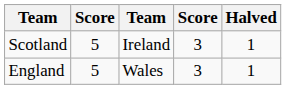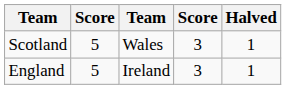(146, 44) Ireland -> (143, 44) Wales
(143, 71) Wales -> (146, 71) Ireland
